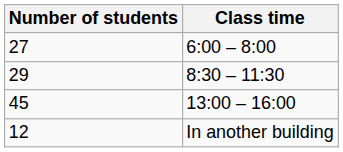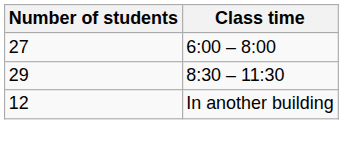- row: (19, 103)
